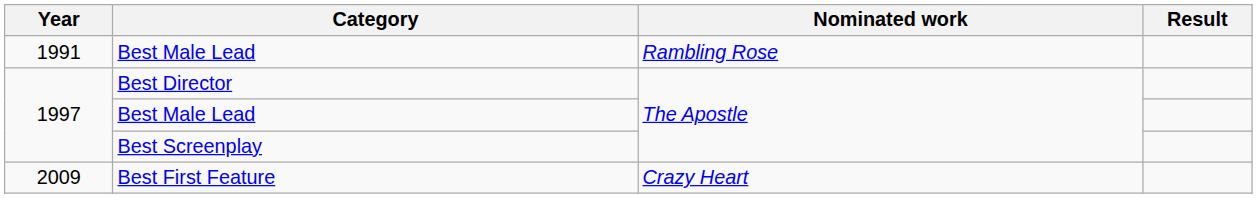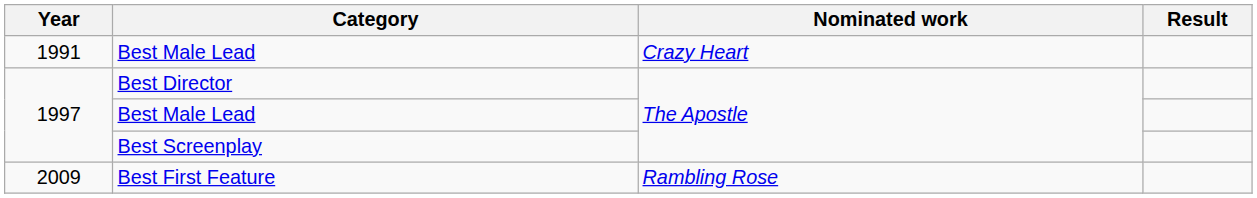(710, 51) Rambling Rose -> (695, 51) Crazy Heart
(695, 177) Crazy Heart -> (710, 177) Rambling Rose
